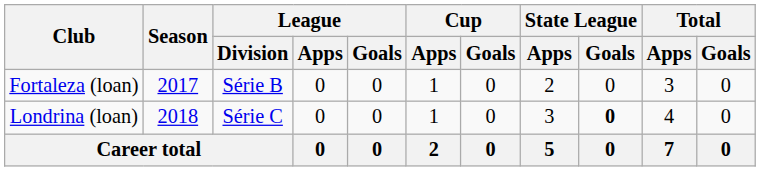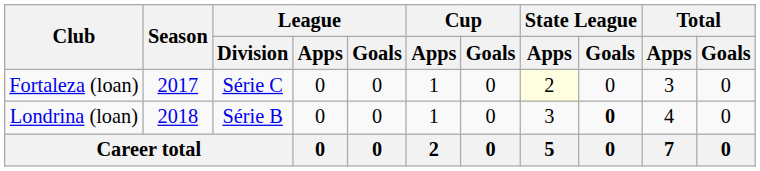(253, 85) Série B -> (253, 85) Série C
(549, 85) no background -> (549, 85) lightyellow background
(253, 117) Série C -> (253, 117) Série B
